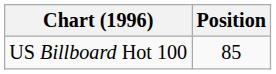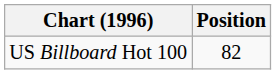(231, 52) 85 -> (231, 52) 82
